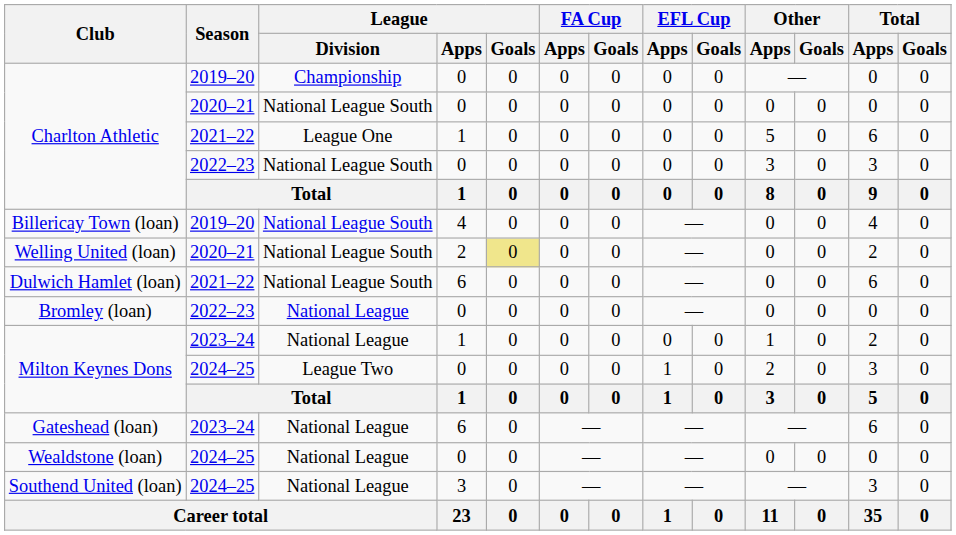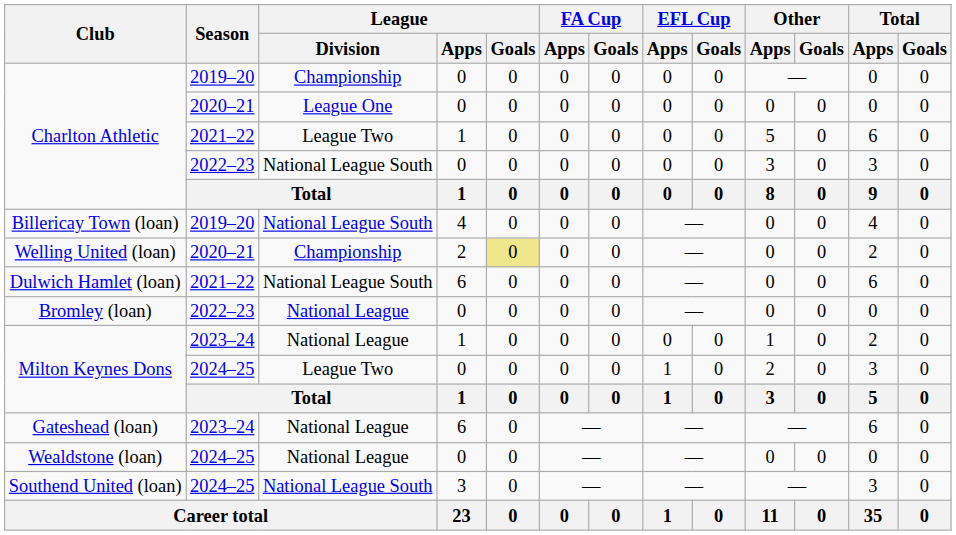(348, 106) National League South -> (348, 106) League One
(348, 135) League One -> (348, 135) League Two
(348, 252) National League South -> (348, 252) Championship
(348, 485) National League -> (348, 485) National League South
